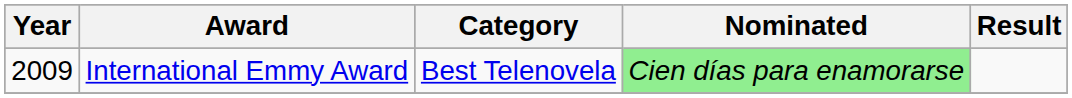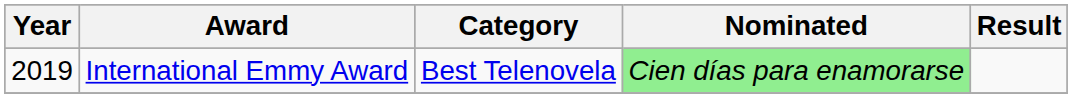(42, 70) 2009 -> (42, 70) 2019
